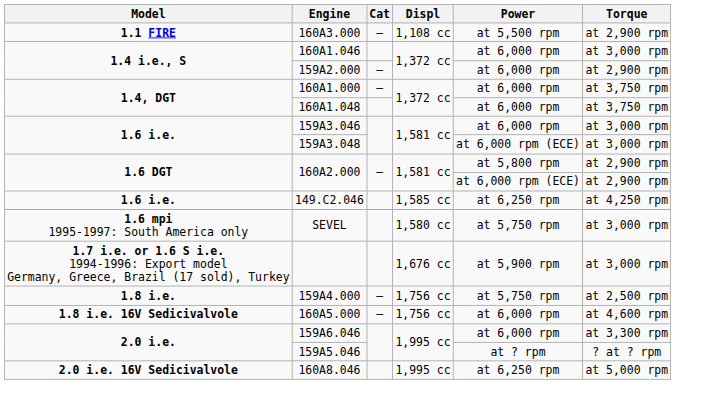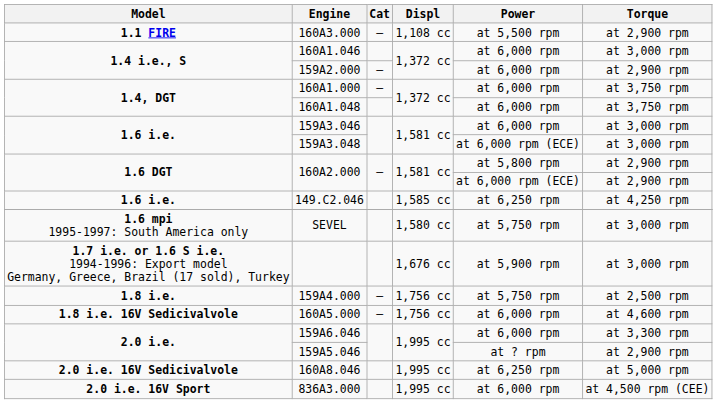(627, 352) ? at ? rpm -> (647, 352) at 2,900 rpm
+ row: (148, 389)
